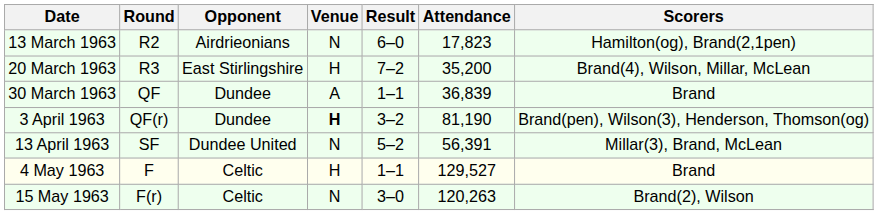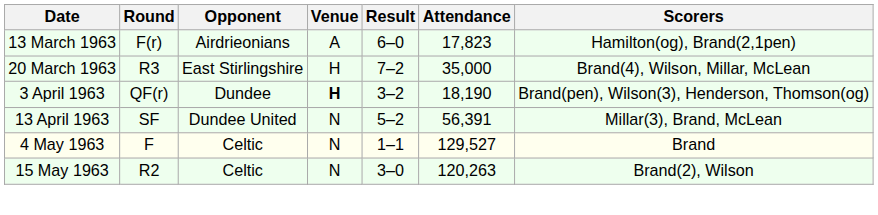(149, 42) R2 -> (149, 42) F(r)
(335, 42) N -> (335, 42) A
(467, 68) 35,200 -> (467, 68) 35,000
- row: (62, 94)
(467, 119) 81,190 -> (467, 94) 18,190
(335, 171) H -> (335, 145) N
(149, 196) F(r) -> (149, 171) R2
